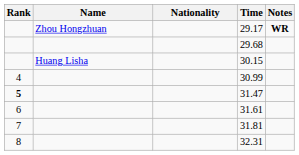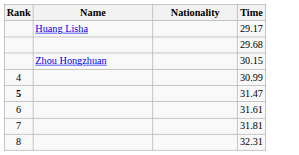- column: (280, 12)
(71, 28) Zhou Hongzhuan -> (62, 28) Huang Lisha
(62, 61) Huang Lisha -> (71, 61) Zhou Hongzhuan
